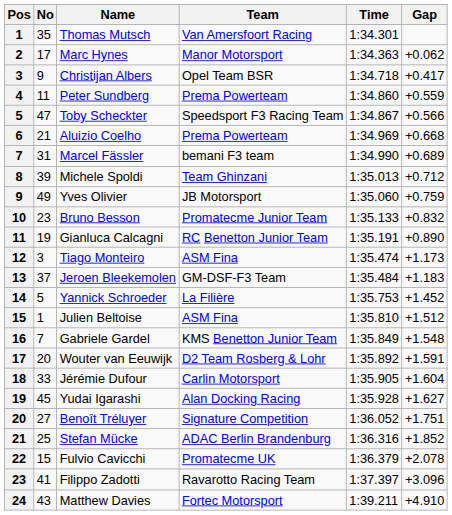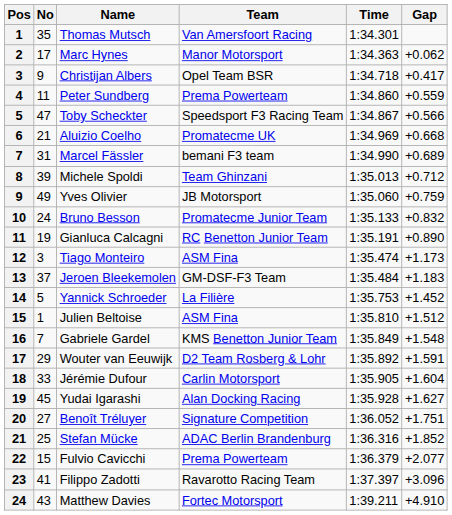(235, 136) Prema Powerteam -> (229, 136) Promatecme UK
(44, 217) 23 -> (44, 217) 24
(44, 358) 20 -> (44, 358) 29
(229, 459) Promatecme UK -> (235, 459) Prema Powerteam
(425, 459) +2.078 -> (425, 459) +2.077
